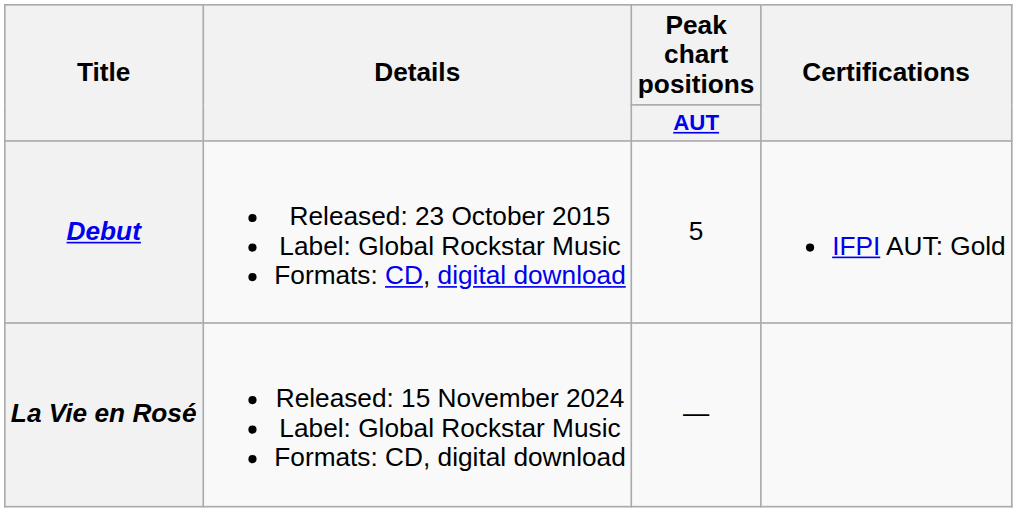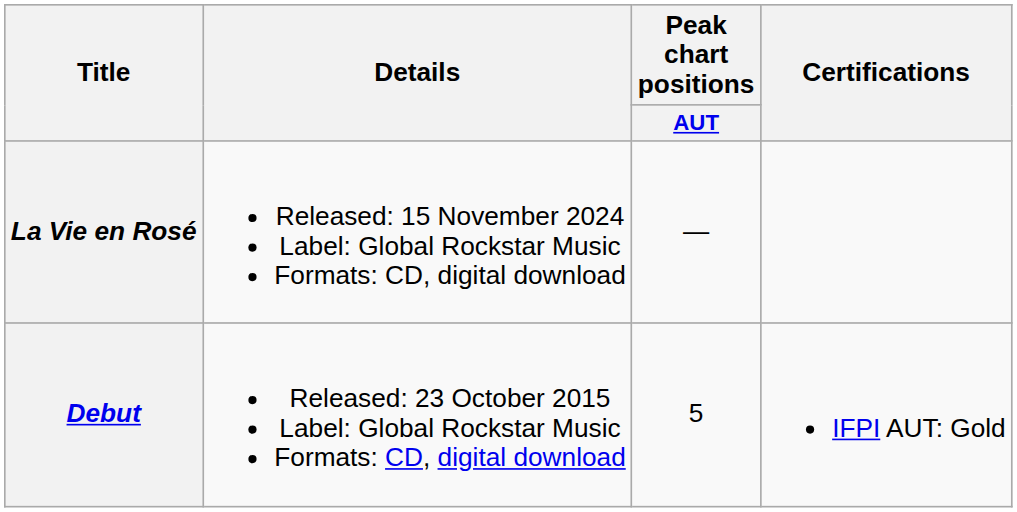rows swapped: (104, 231) <-> (104, 414)
